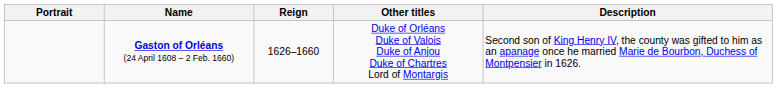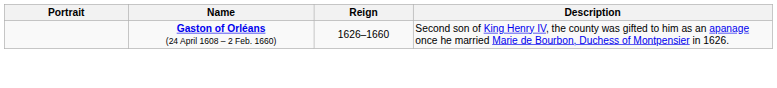- column: (408, 12)
